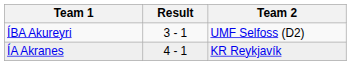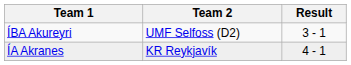columns swapped: (277, 13) <-> (175, 13)
